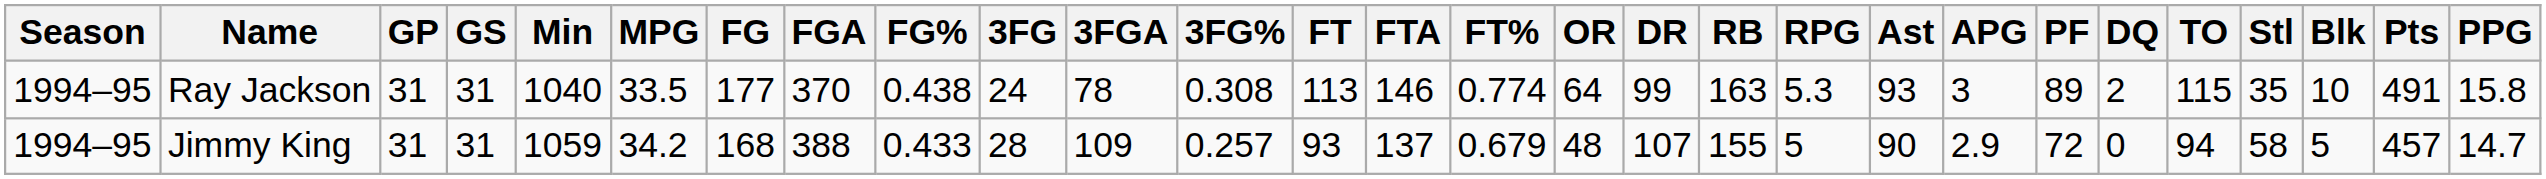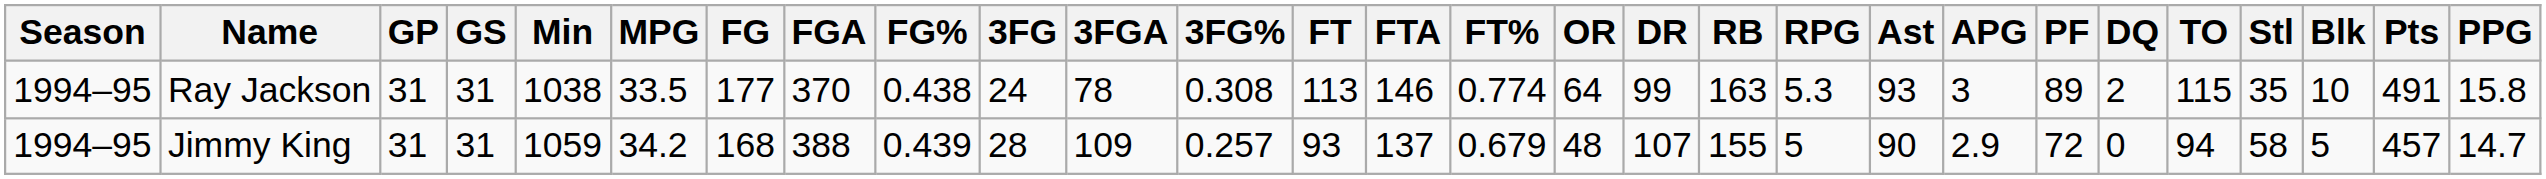(563, 88) 1040 -> (563, 88) 1038
(927, 145) 0.433 -> (927, 145) 0.439
